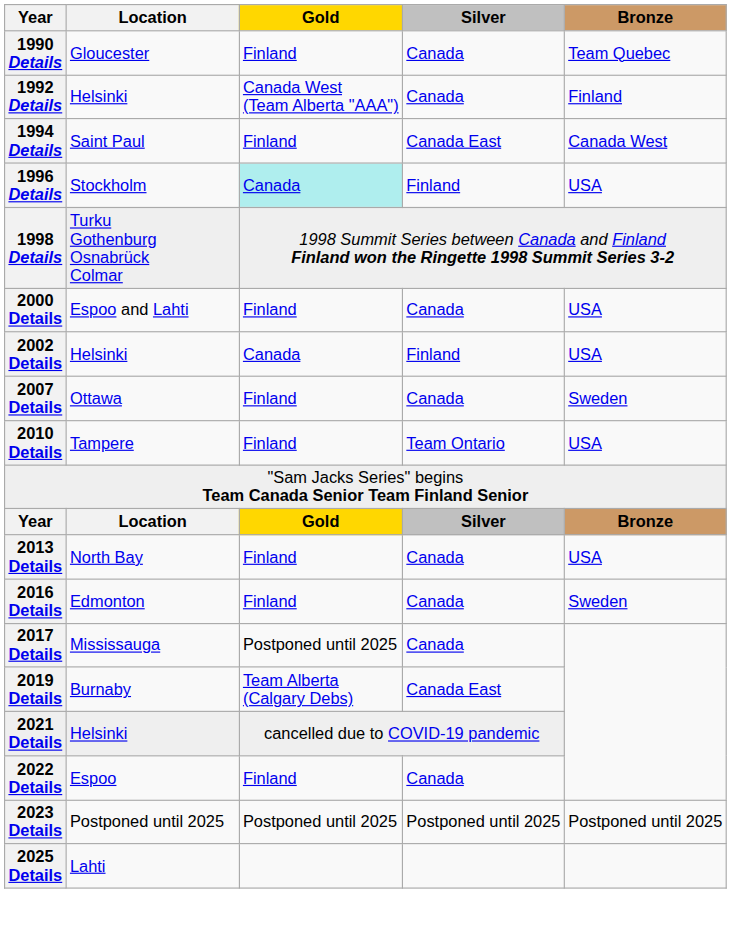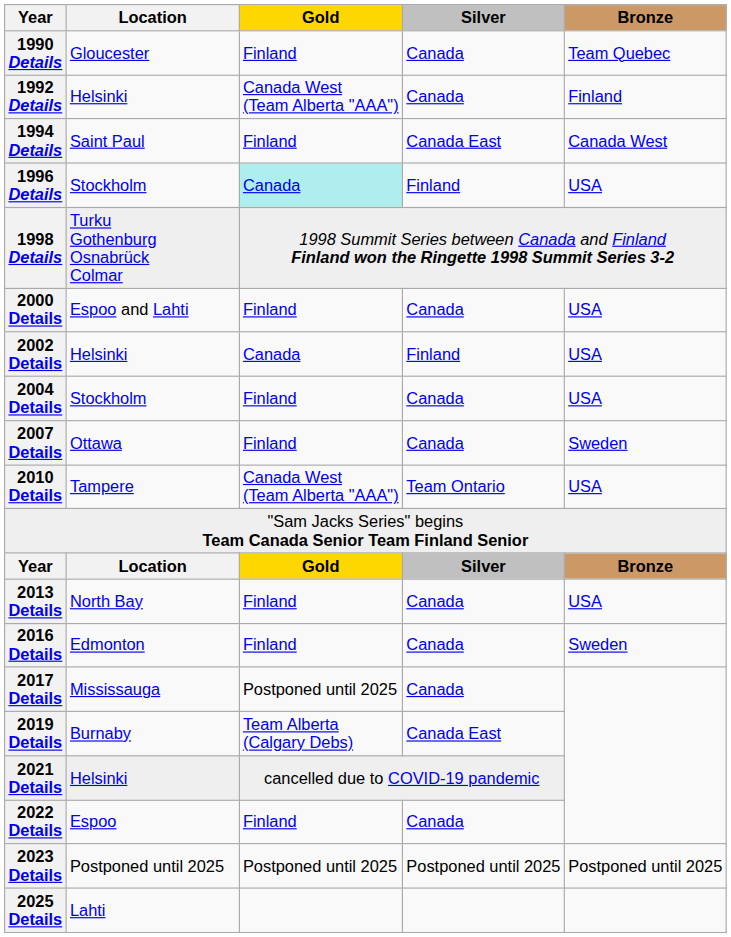+ row: (35, 399)
(270, 443) Finland -> (321, 487) Canada West (Team Alberta "AAA")
